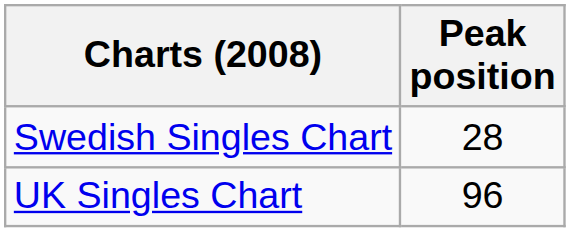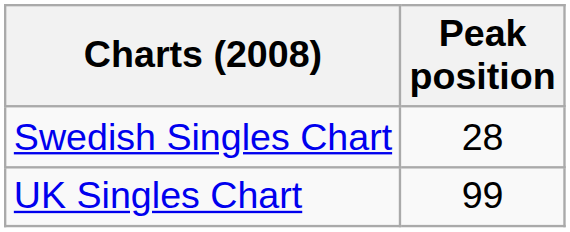(483, 195) 96 -> (483, 195) 99
